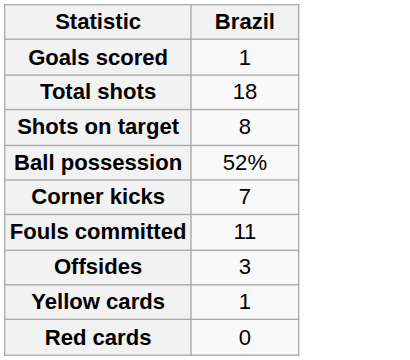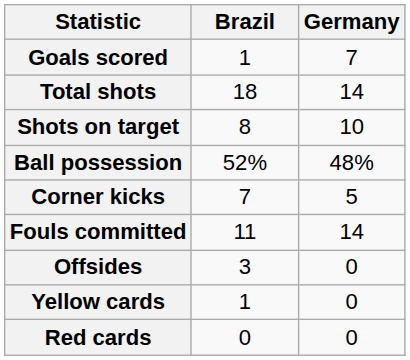+ column: (352, 22)
